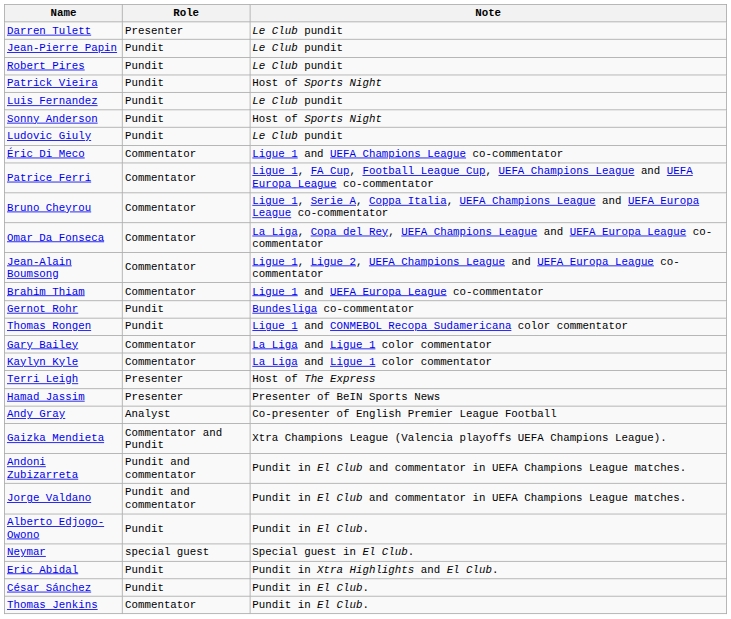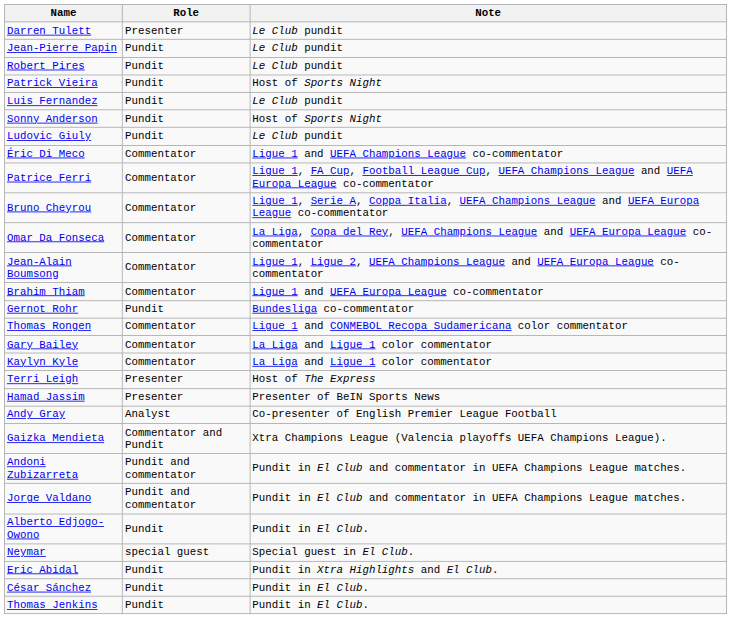(144, 327) Pundit -> (161, 327) Commentator
(161, 605) Commentator -> (144, 605) Pundit
